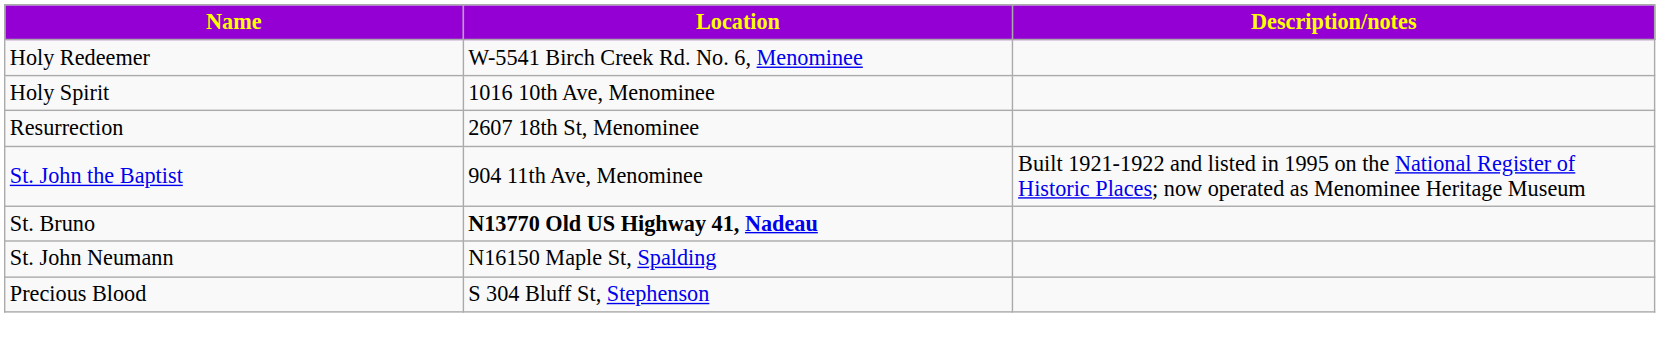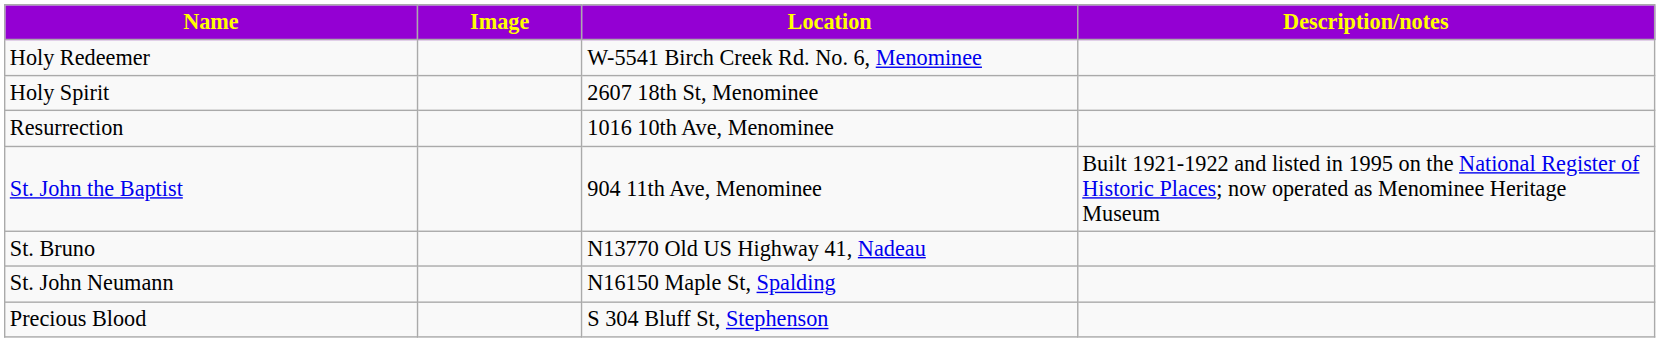+ column: (500, 22)
(591, 92) 1016 10th Ave, Menominee -> (703, 92) 2607 18th St, Menominee
(584, 127) 2607 18th St, Menominee -> (711, 127) 1016 10th Ave, Menominee
(643, 223) bold -> (757, 248) normal
